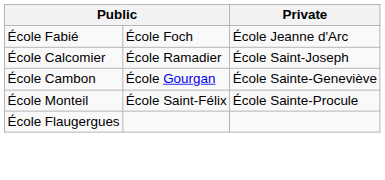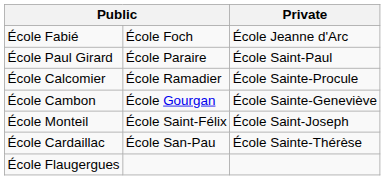+ row: (60, 57)
(291, 57) École Saint-Joseph -> (296, 79) École Sainte-Procule
(296, 100) École Sainte-Procule -> (291, 121) École Saint-Joseph
+ row: (56, 143)
